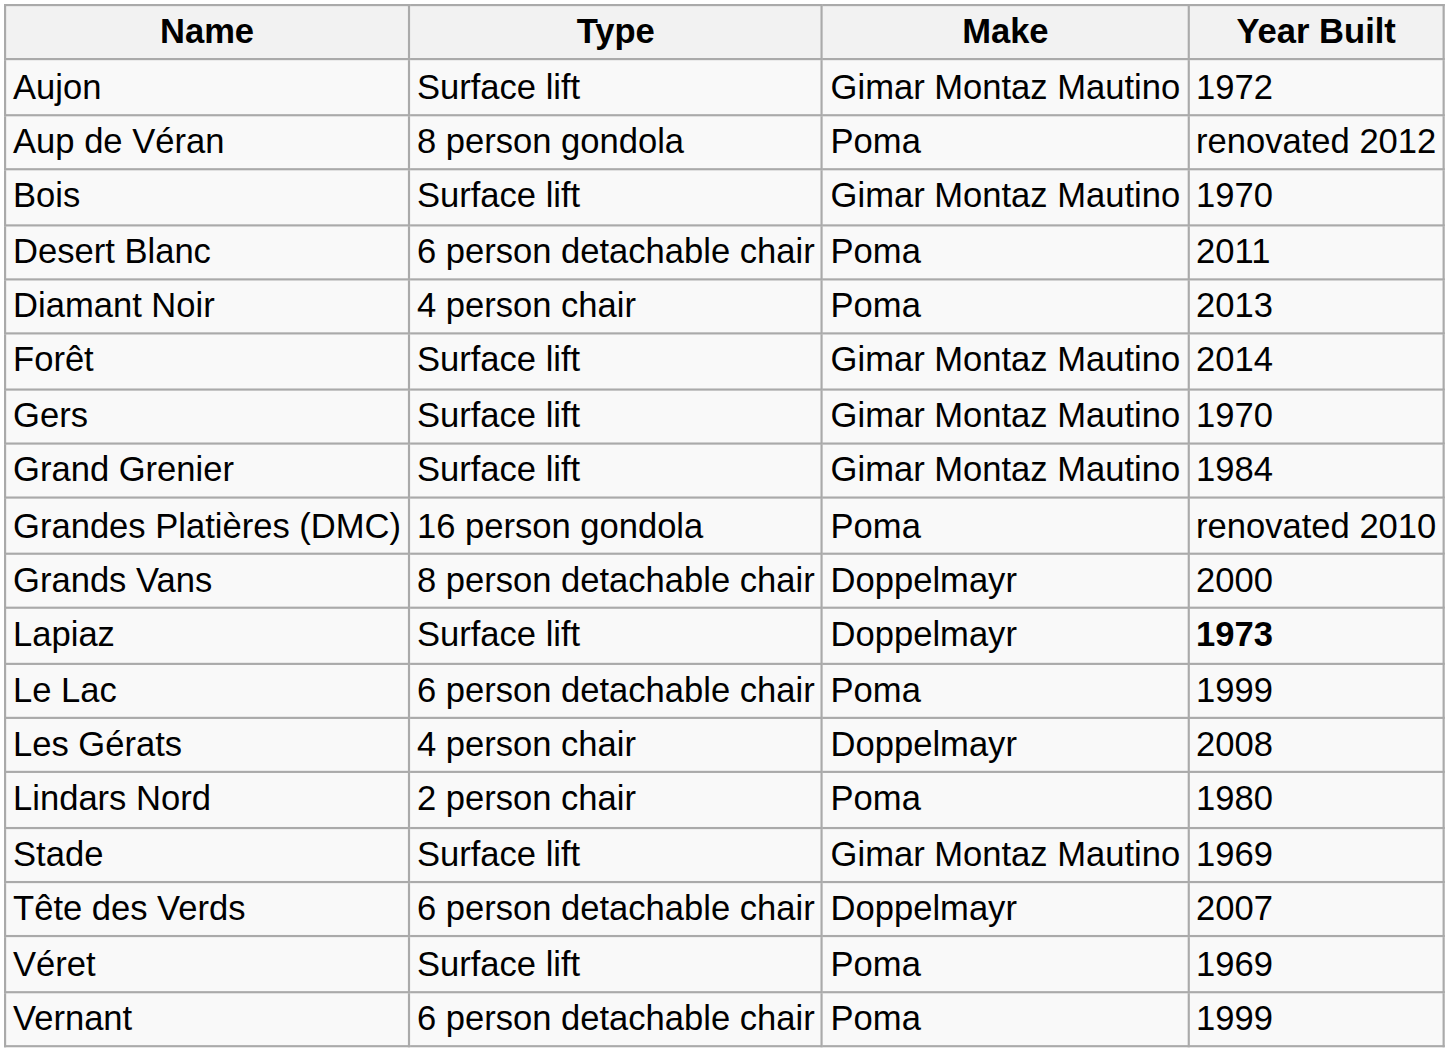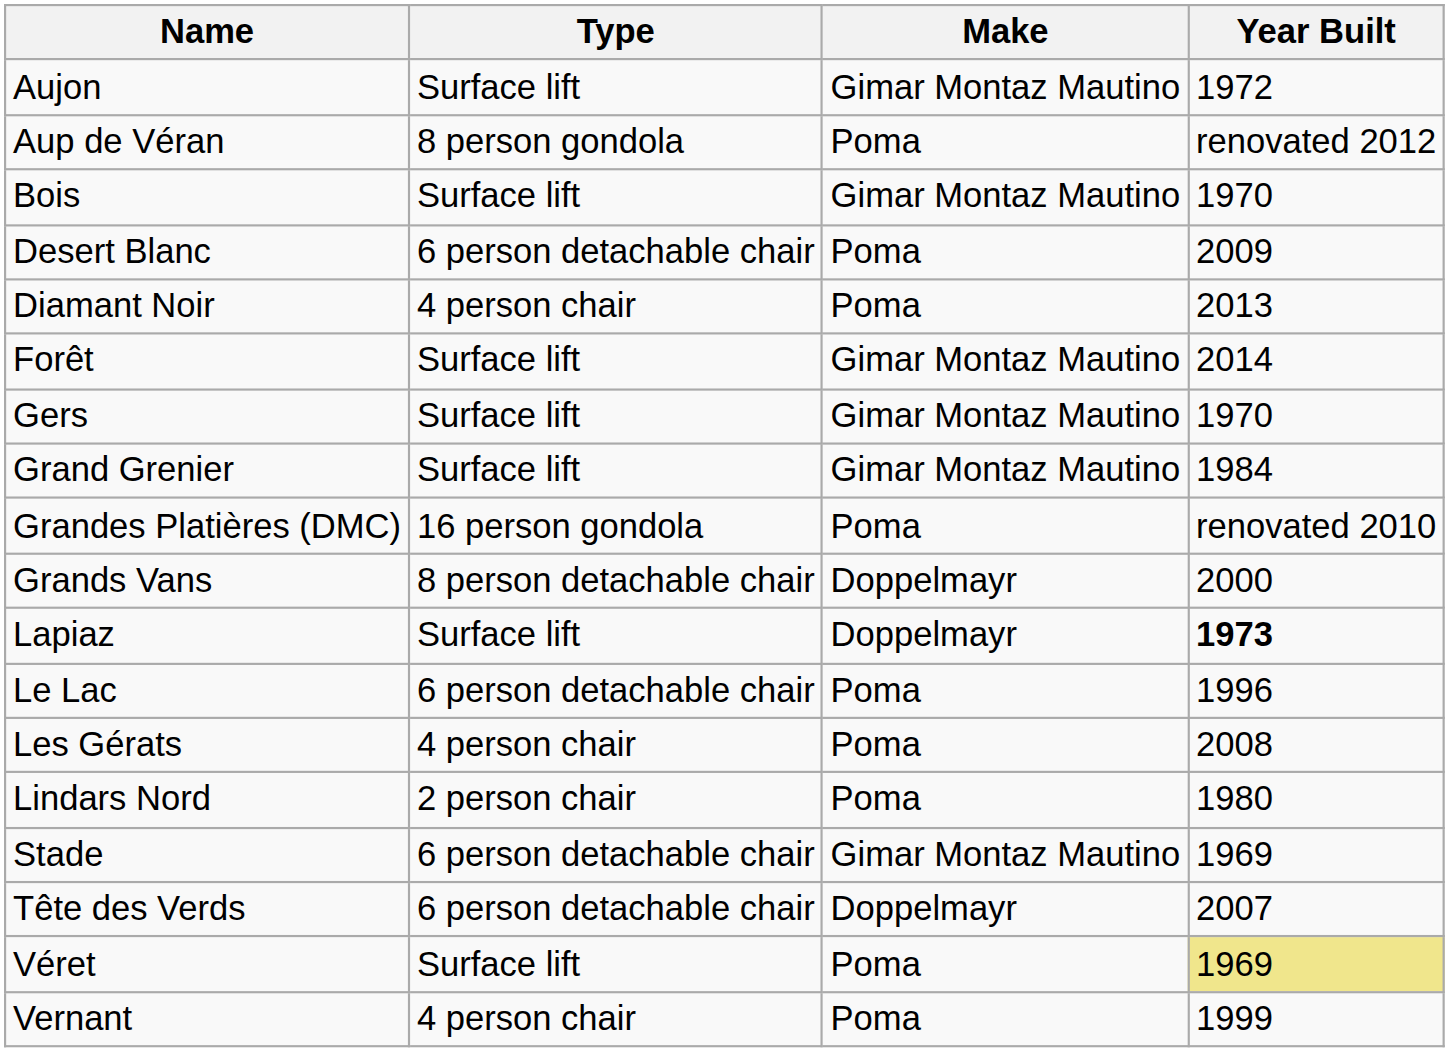(1233, 251) 2011 -> (1235, 251) 2009
(1235, 689) 1999 -> (1235, 689) 1996
(924, 744) Doppelmayr -> (876, 744) Poma
(499, 854) Surface lift -> (616, 854) 6 person detachable chair
(1235, 963) no background -> (1235, 963) khaki background
(616, 1018) 6 person detachable chair -> (526, 1018) 4 person chair
